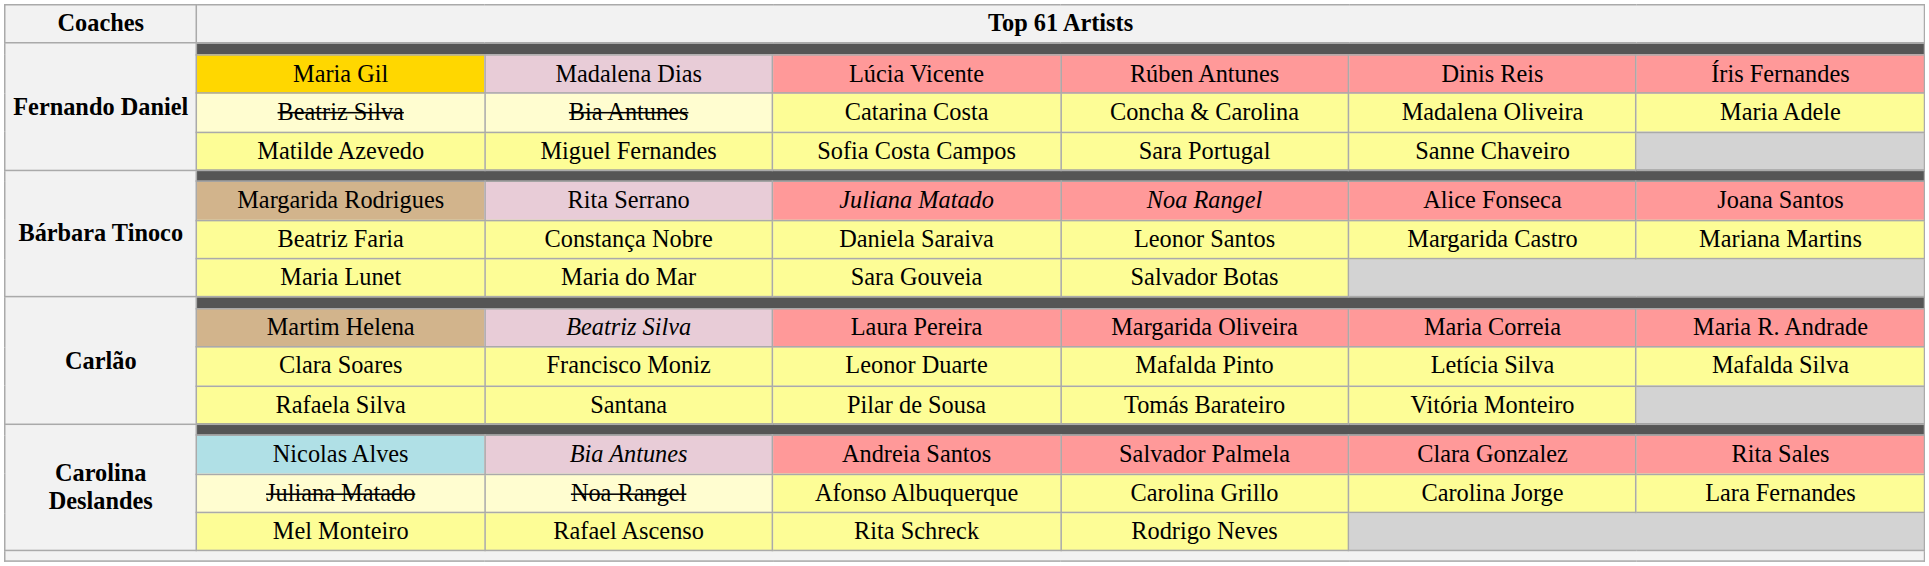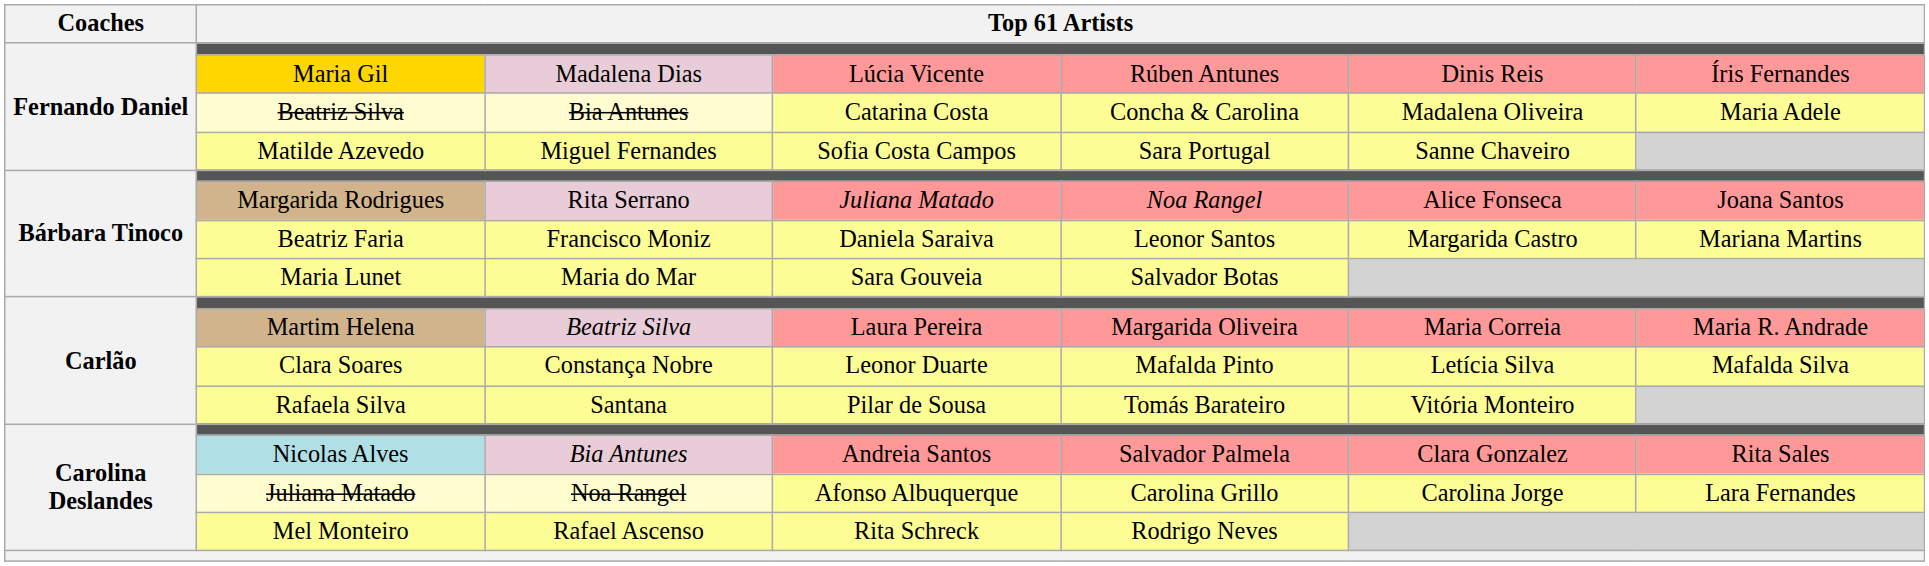(629, 239) Constança Nobre -> (629, 239) Francisco Moniz
(629, 365) Francisco Moniz -> (629, 365) Constança Nobre
